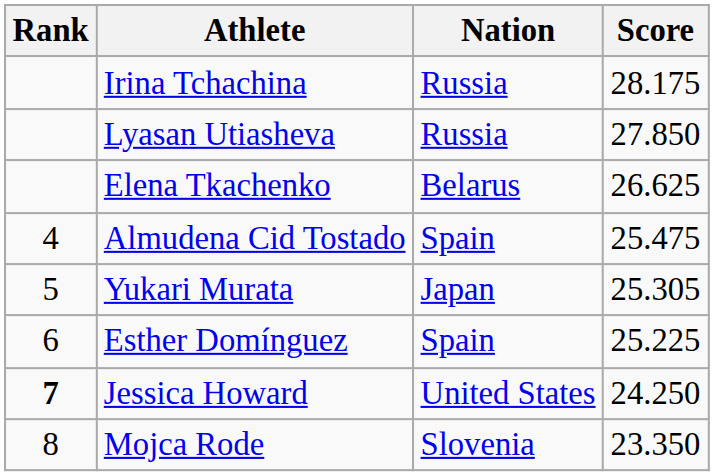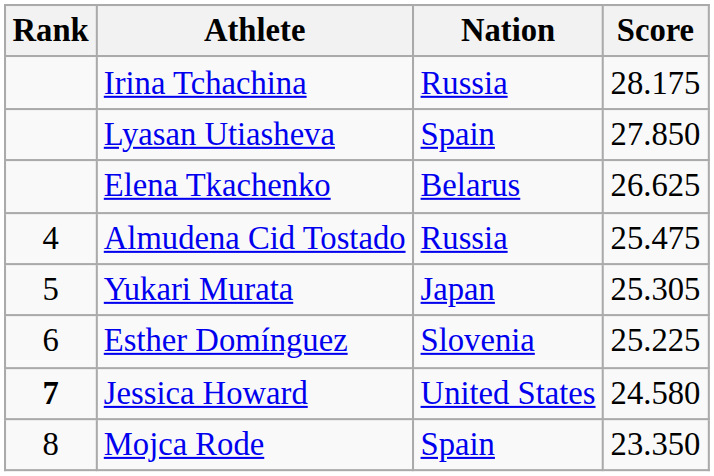(464, 133) Russia -> (458, 133) Spain
(458, 237) Spain -> (464, 237) Russia
(458, 340) Spain -> (478, 340) Slovenia
(655, 392) 24.250 -> (655, 392) 24.580
(478, 444) Slovenia -> (458, 444) Spain
